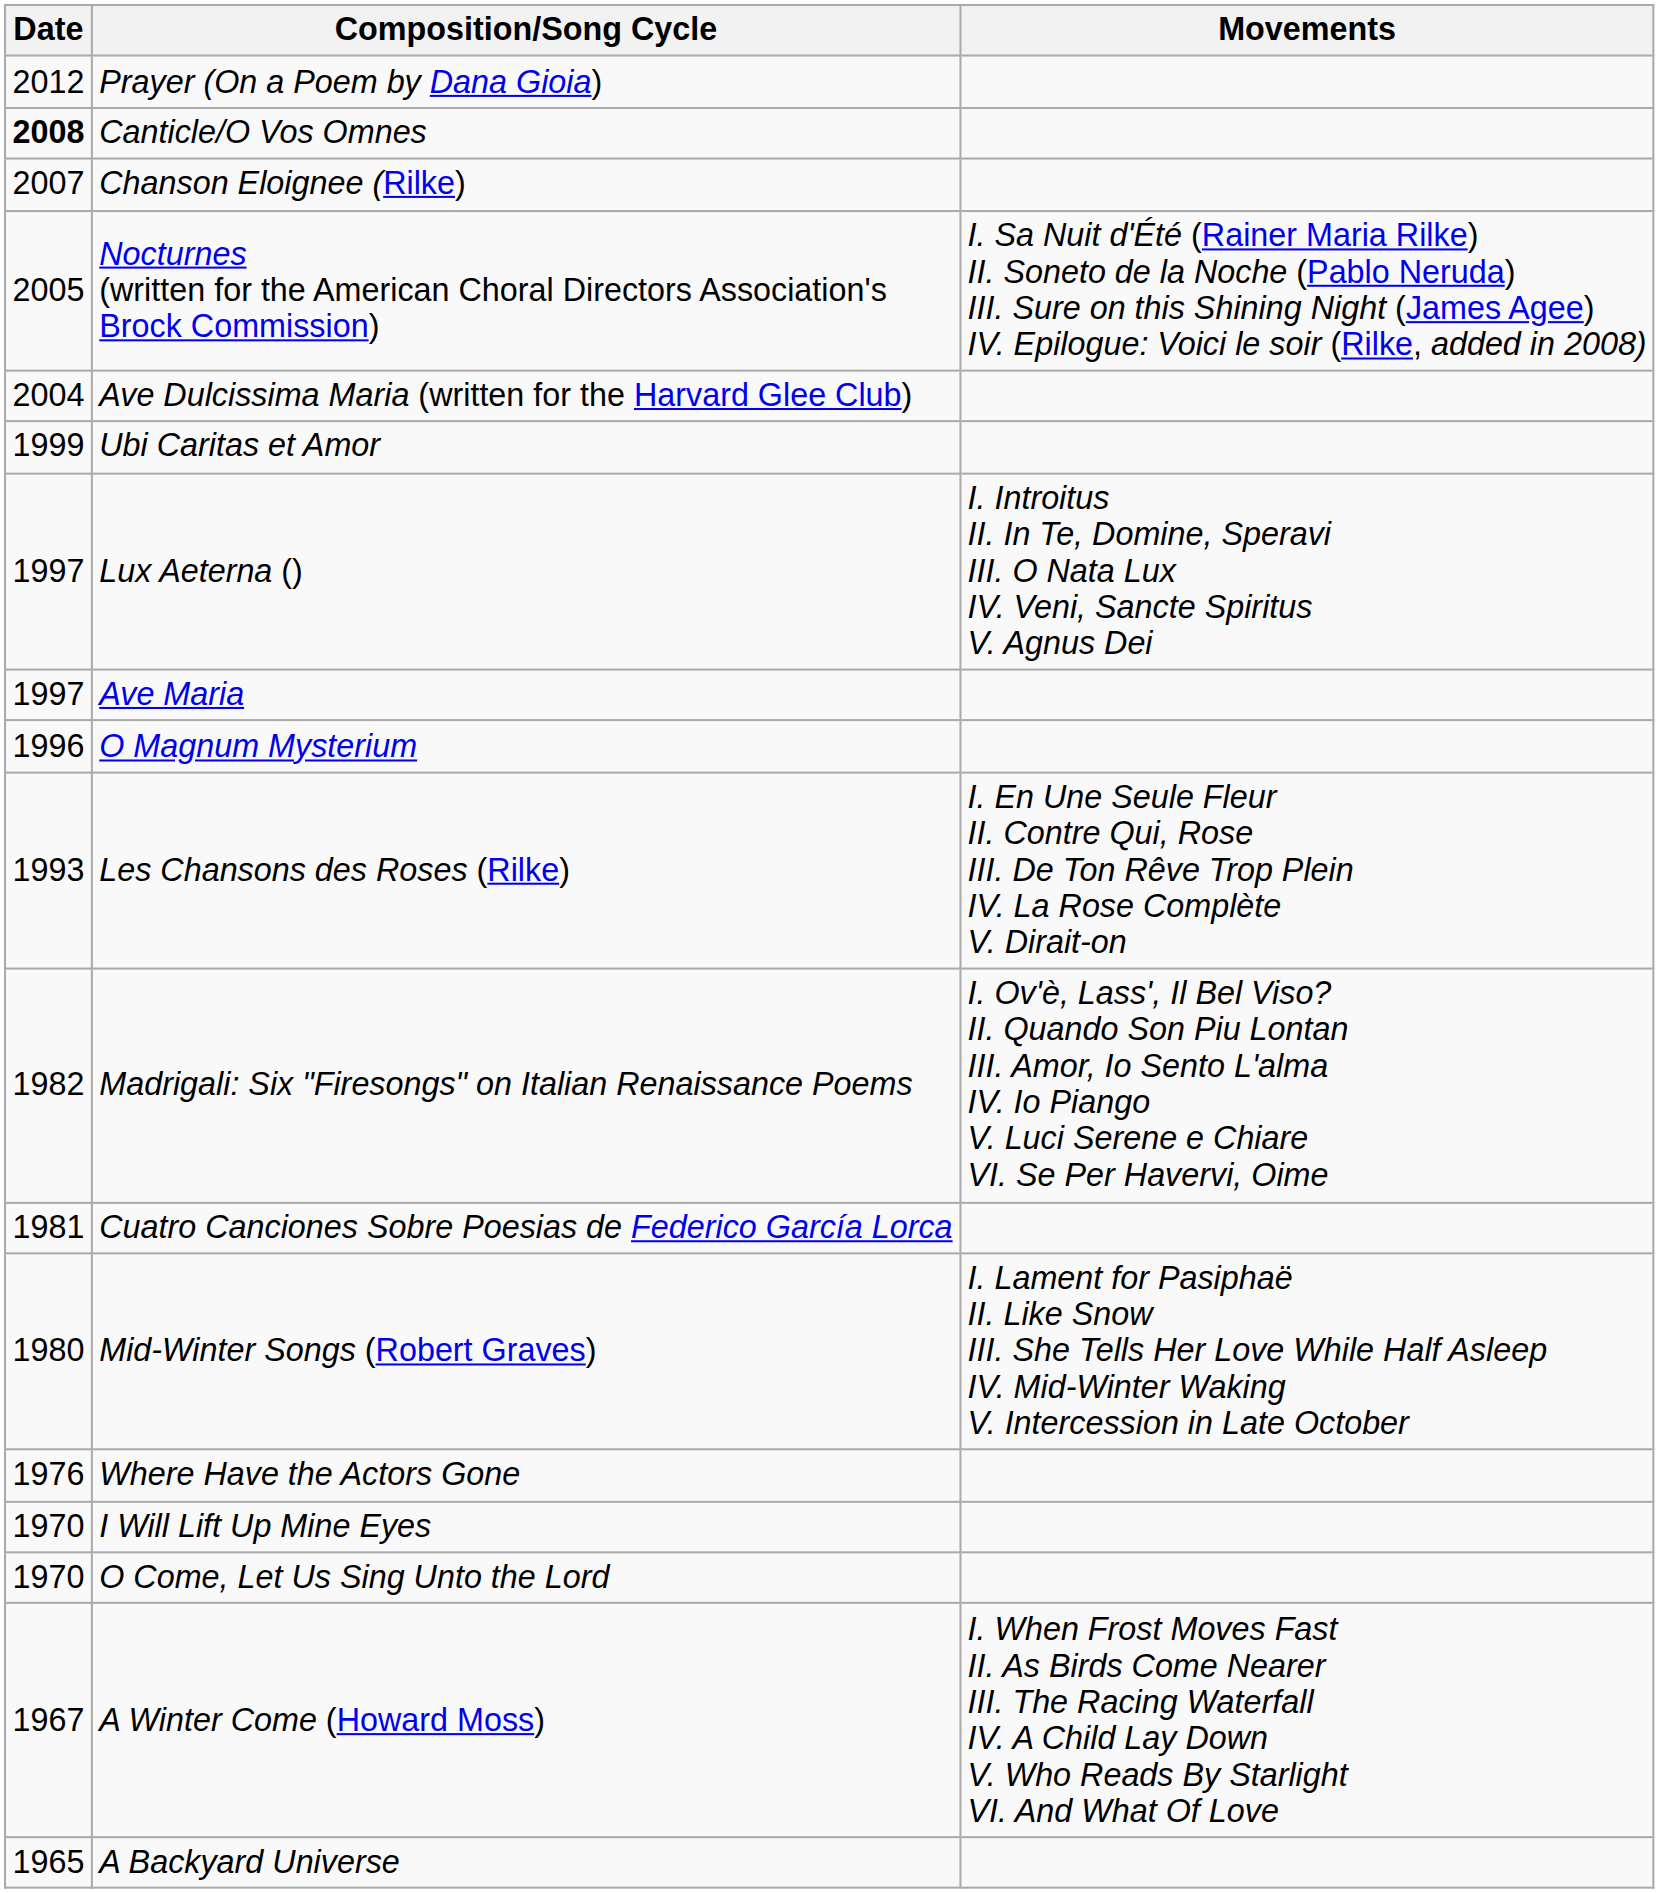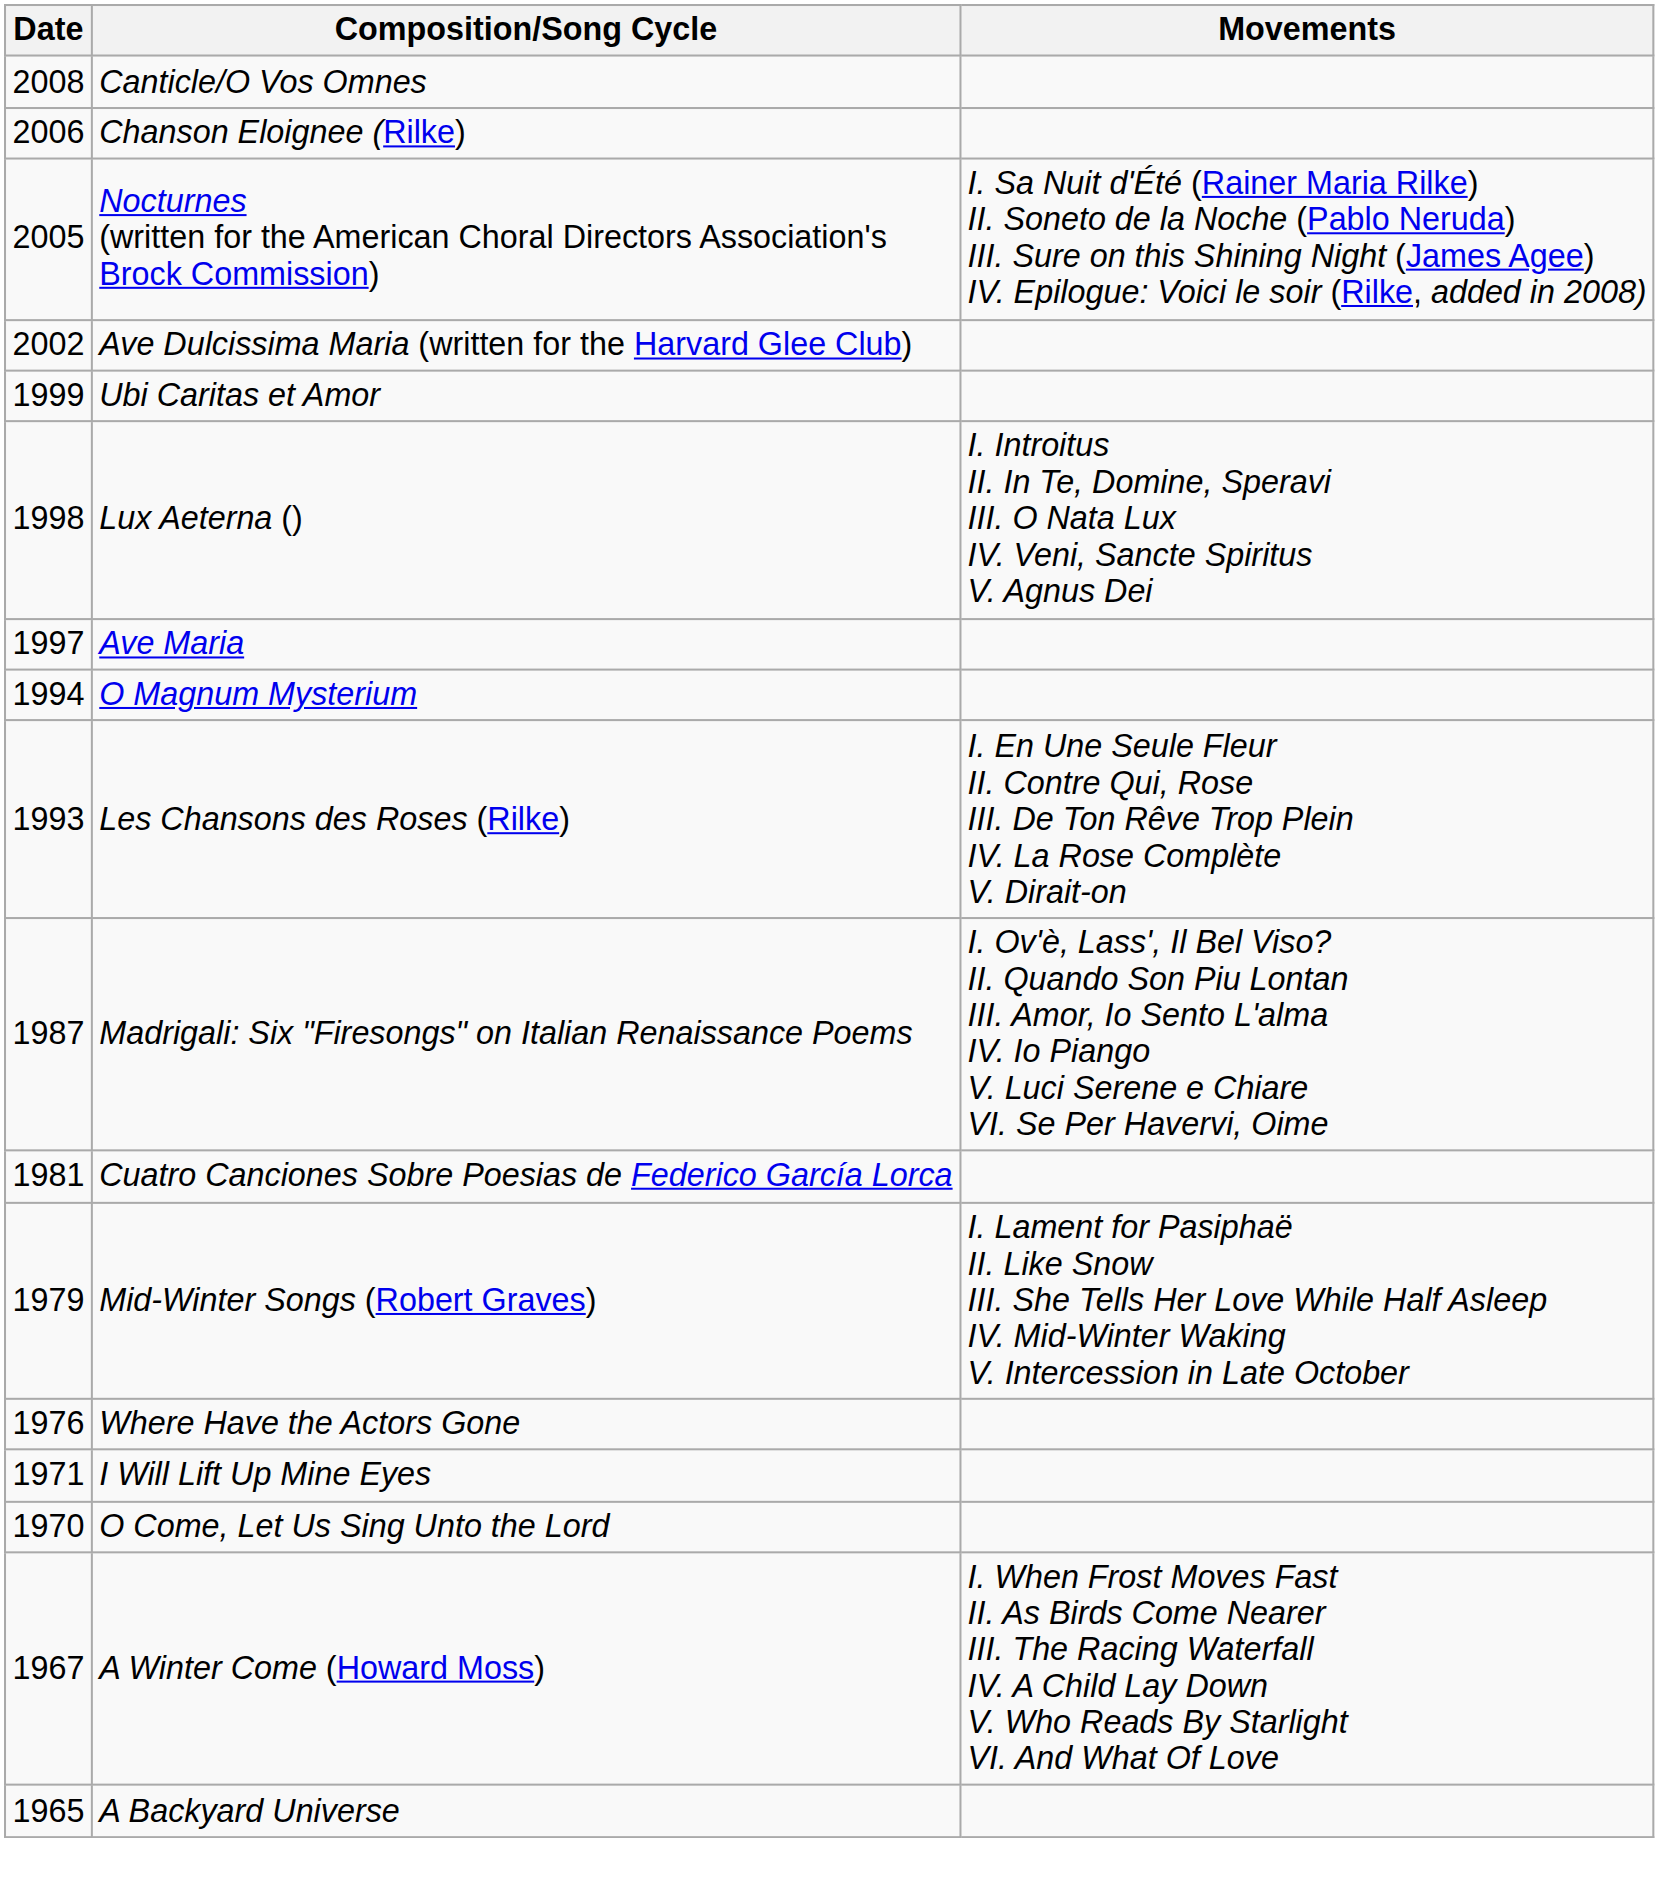- row: (351, 81)
(48, 132) bold -> (48, 81) normal
(48, 183) 2007 -> (48, 132) 2006
(48, 395) 2004 -> (48, 344) 2002
(48, 570) 1997 -> (48, 519) 1998
(48, 745) 1996 -> (48, 694) 1994
(48, 1084) 1982 -> (48, 1033) 1987
(48, 1350) 1980 -> (48, 1299) 1979
(48, 1526) 1970 -> (48, 1474) 1971
